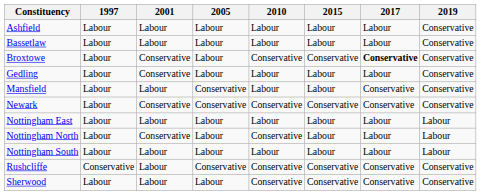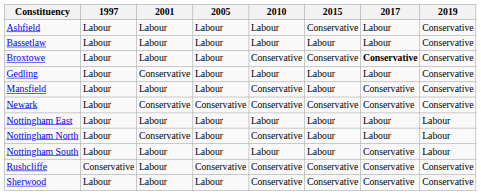(321, 27) Labour -> (333, 27) Conservative
(165, 58) Conservative -> (153, 58) Labour
(221, 89) Conservative -> (209, 89) Labour
(265, 89) Labour -> (277, 89) Conservative
(377, 151) Labour -> (389, 151) Conservative
